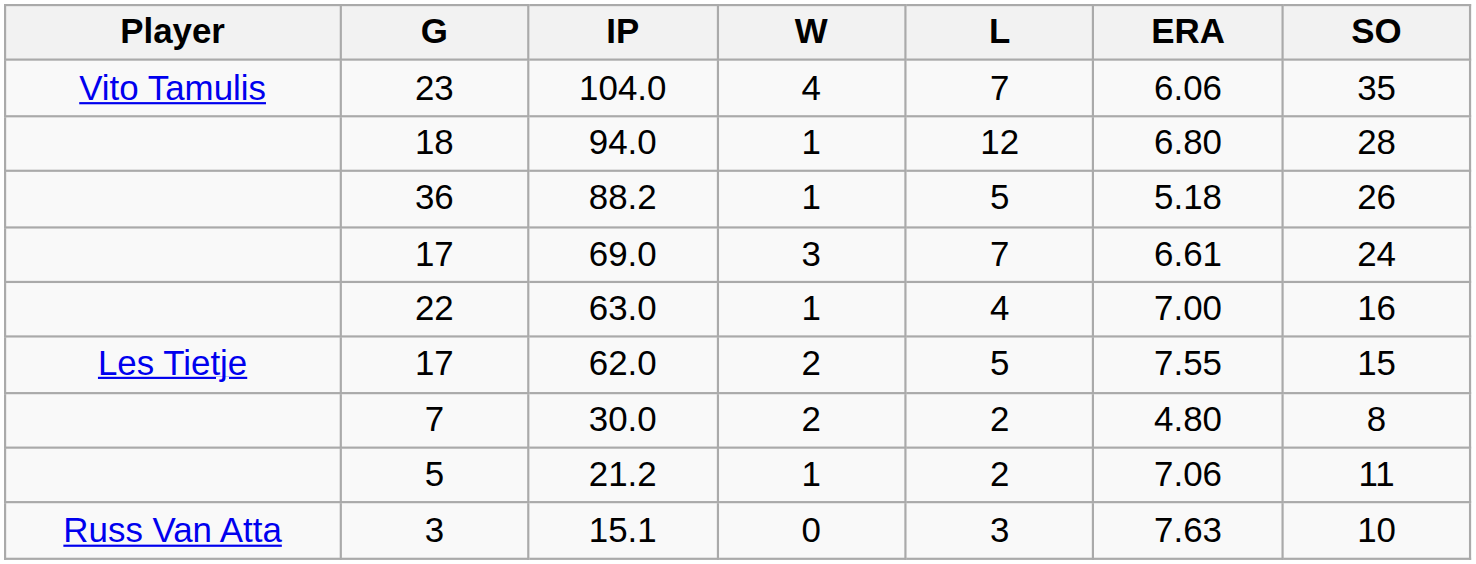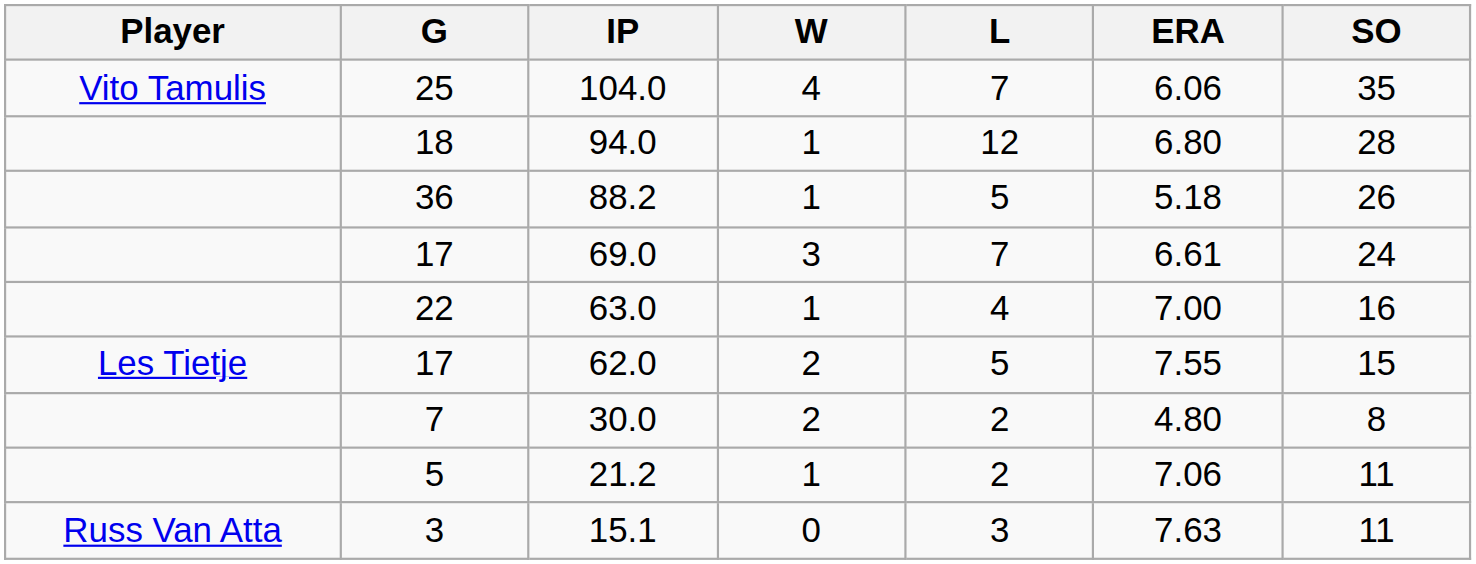(434, 87) 23 -> (434, 87) 25
(1377, 530) 10 -> (1377, 530) 11
